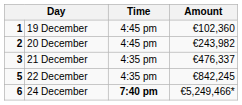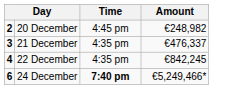- row: (57, 28)
(214, 44) €243,982 -> (185, 28) €248,982
(20, 76) 5 -> (9, 60) 4
